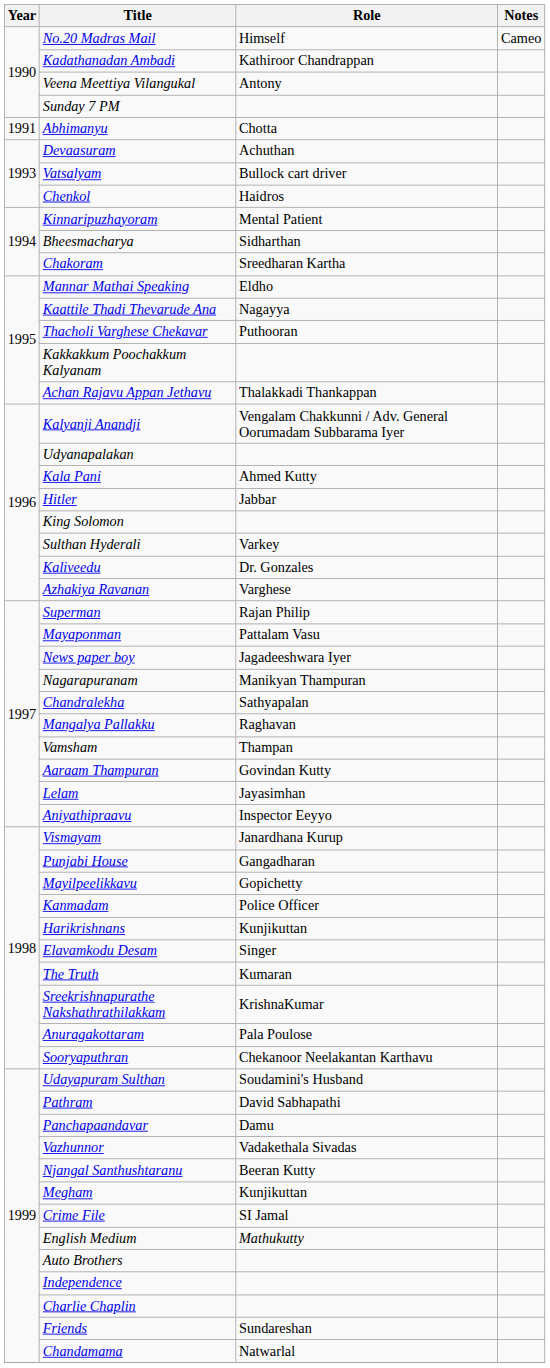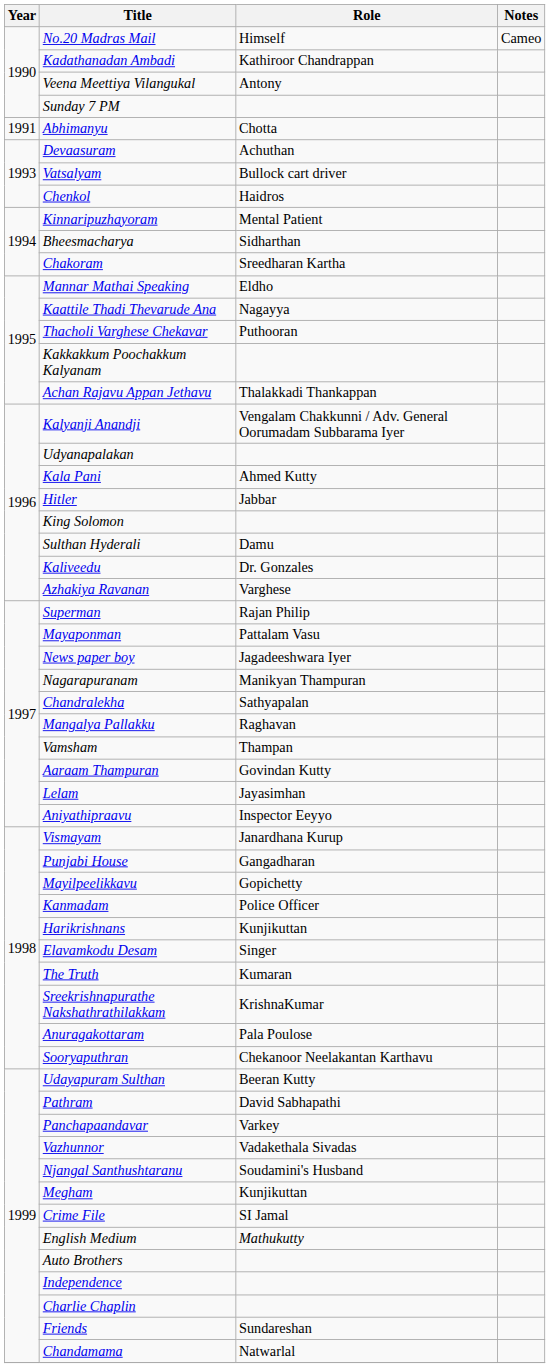(259, 544) Varkey -> (256, 544) Damu
(301, 1080) Soudamini's Husband -> (277, 1080) Beeran Kutty
(256, 1125) Damu -> (259, 1125) Varkey
(277, 1170) Beeran Kutty -> (301, 1170) Soudamini's Husband
